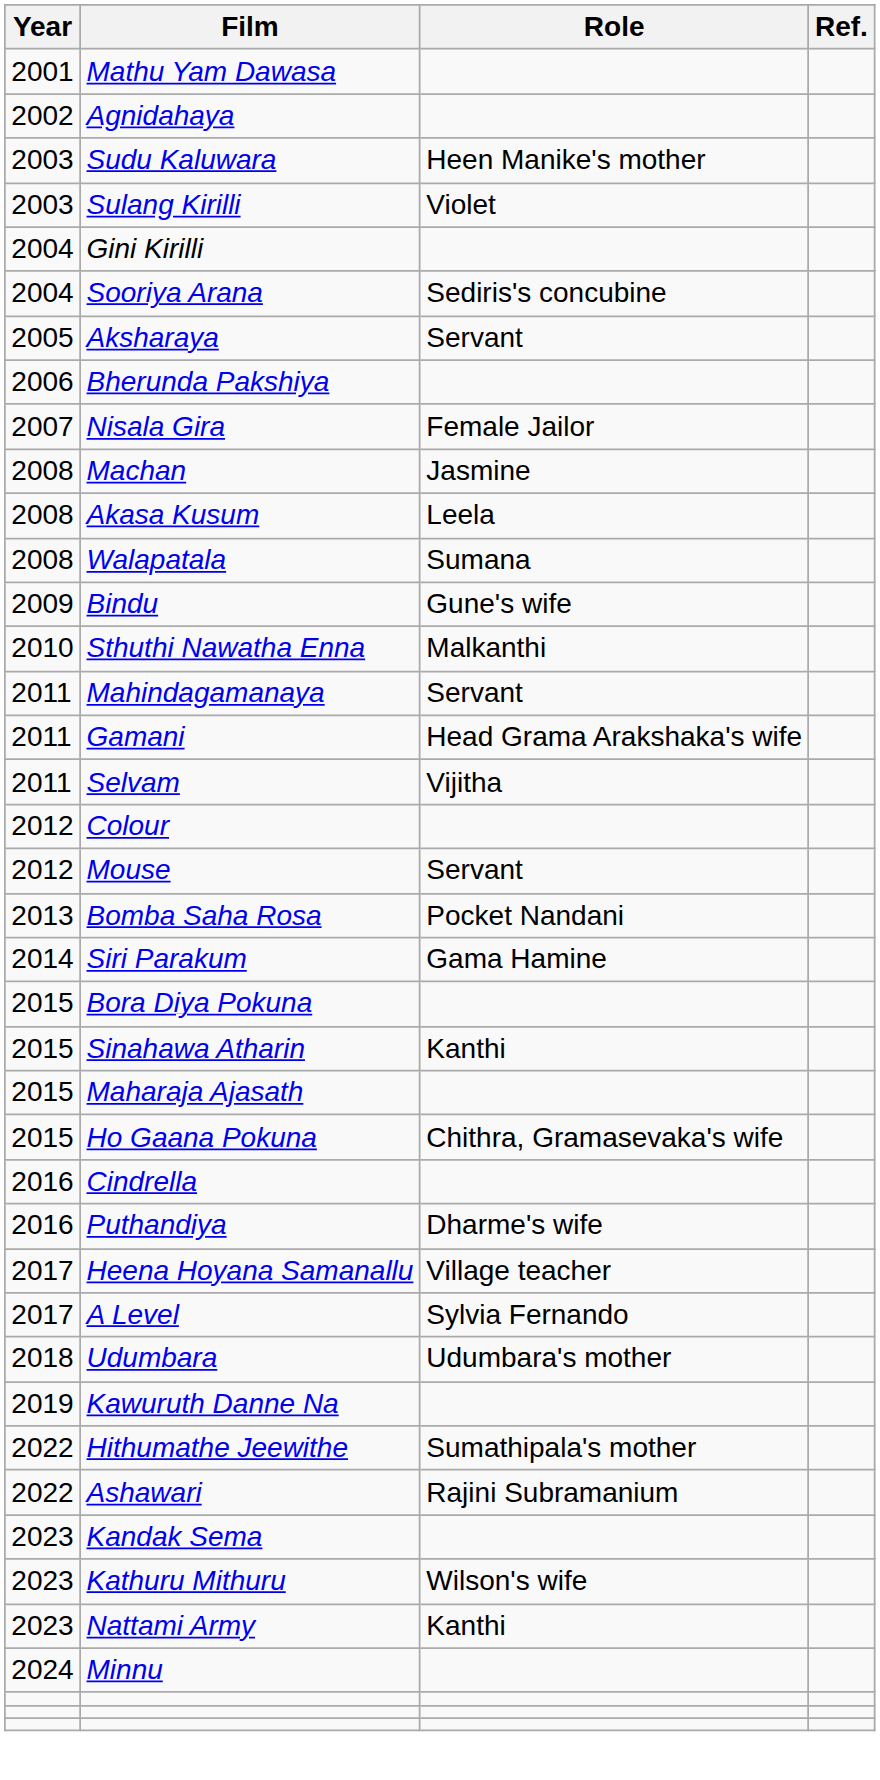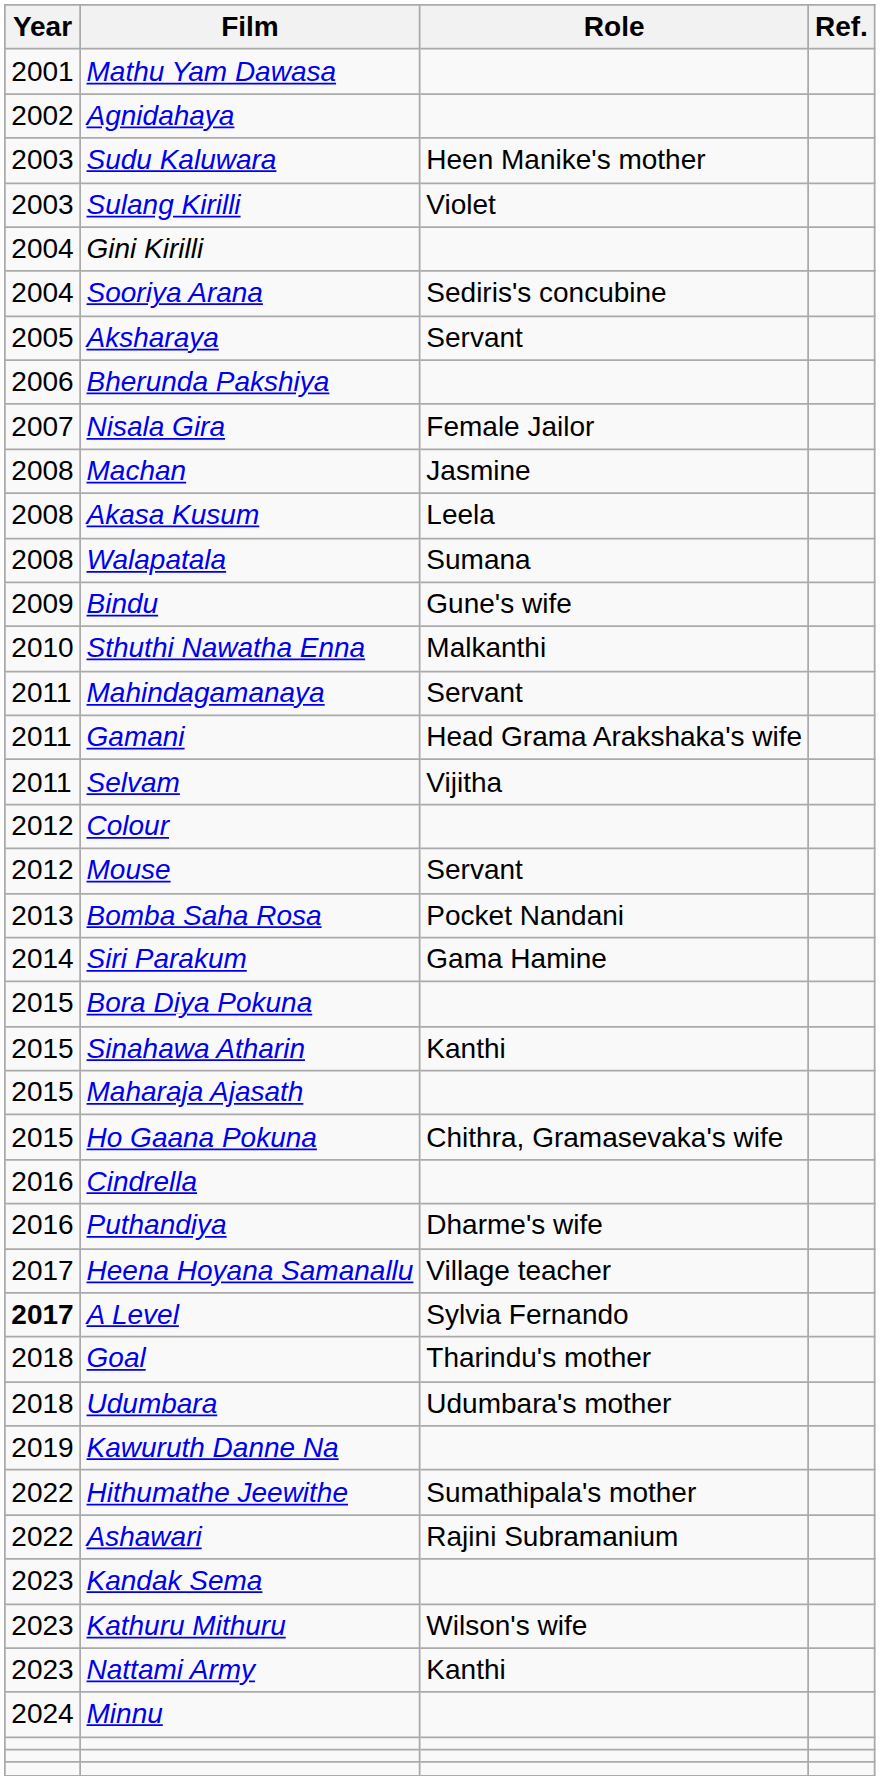(42, 1314) normal -> (42, 1314) bold
+ row: (116, 1358)
